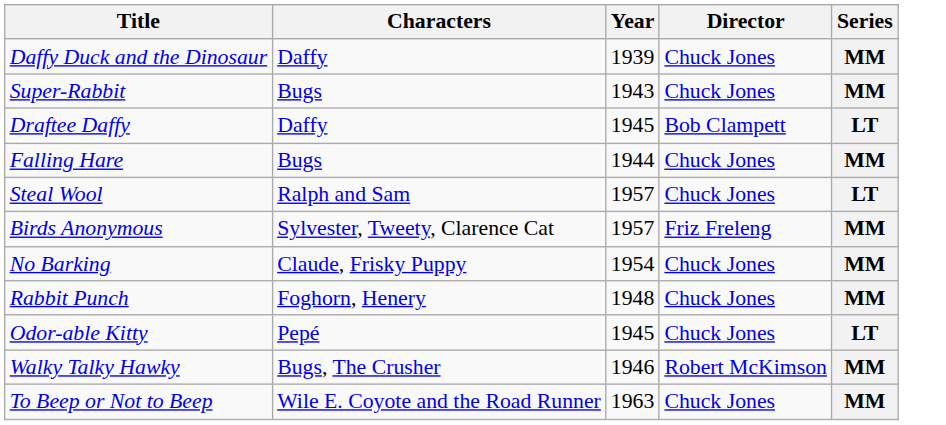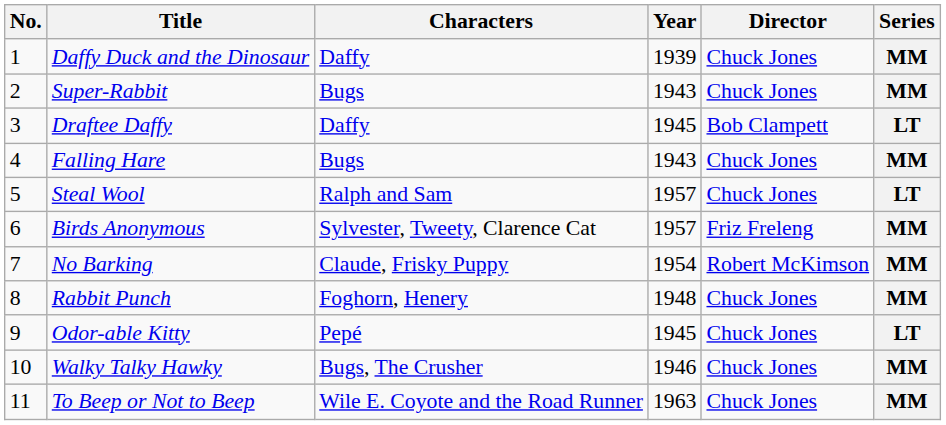+ column: (26, 21)
(633, 159) 1944 -> (675, 159) 1943
(720, 263) Chuck Jones -> (788, 263) Robert McKimson
(746, 366) Robert McKimson -> (762, 366) Chuck Jones
